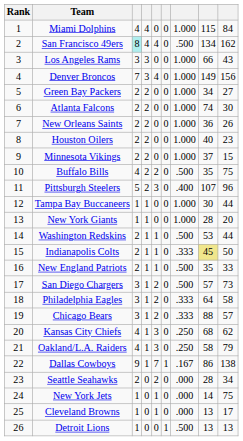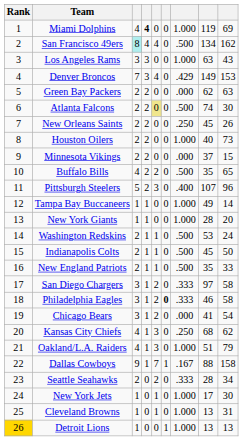(147, 28) normal -> (147, 28) bold
(208, 28) 115 -> (208, 28) 119
(228, 28) 84 -> (228, 28) 69
(208, 60) 66 -> (208, 60) 63
(185, 76) 1.000 -> (185, 76) .429
(228, 76) 156 -> (228, 76) 153
(185, 92) 1.000 -> (185, 92) .000
(208, 92) 34 -> (208, 92) 62
(228, 92) 27 -> (228, 92) 63
(156, 108) no background -> (156, 108) khaki background
(185, 108) 1.000 -> (185, 108) .500
(185, 124) 1.000 -> (185, 124) .250
(208, 124) 36 -> (208, 124) 45
(228, 140) 23 -> (228, 140) 73
(185, 156) 1.000 -> (185, 156) .000
(228, 172) 75 -> (228, 172) 65
(208, 204) 30 -> (208, 204) 49
(228, 204) 44 -> (228, 204) 14
(228, 236) 44 -> (228, 236) 24
(185, 252) .333 -> (185, 252) .500
(208, 252) khaki background -> (208, 252) no background
(185, 284) .500 -> (185, 284) .333
(208, 284) 57 -> (208, 284) 97
(228, 284) 73 -> (228, 284) 58
(166, 300) normal -> (166, 300) bold
(208, 300) 64 -> (208, 300) 46
(185, 316) .333 -> (185, 316) .000
(208, 316) 88 -> (208, 316) 41
(228, 316) 57 -> (228, 316) 54
(185, 348) .250 -> (185, 348) 1.000
(208, 348) 58 -> (208, 348) 51
(208, 364) 86 -> (208, 364) 88
(228, 364) 138 -> (228, 364) 158
(185, 380) .000 -> (185, 380) .333
(185, 396) .000 -> (185, 396) 1.000
(208, 396) 14 -> (208, 396) 17
(228, 396) 75 -> (228, 396) 30
(185, 412) .000 -> (185, 412) 1.000
(228, 412) 17 -> (228, 412) 31
(18, 428) no background -> (18, 428) gold background
(185, 428) .500 -> (185, 428) 1.000
